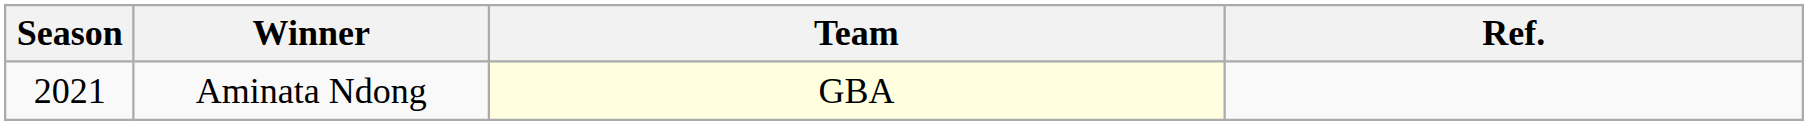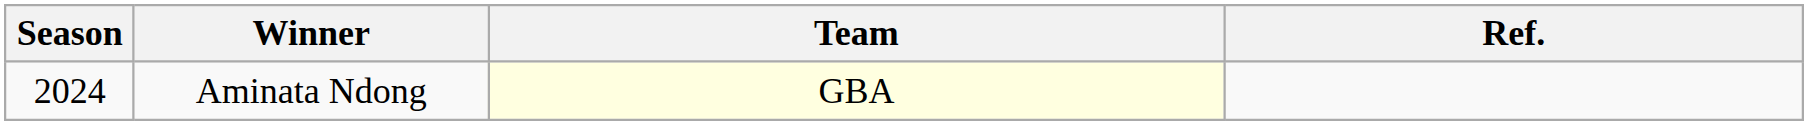(70, 90) 2021 -> (70, 90) 2024
